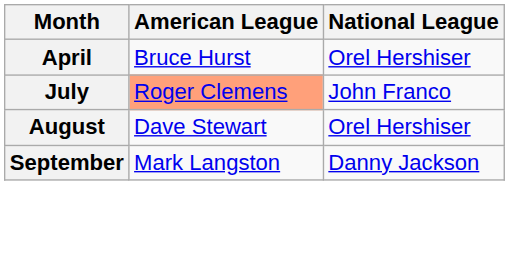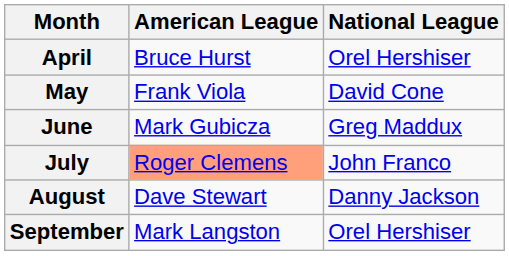+ row: (67, 92)
+ row: (67, 127)
(400, 127) Orel Hershiser -> (404, 197) Danny Jackson
(404, 162) Danny Jackson -> (400, 232) Orel Hershiser
